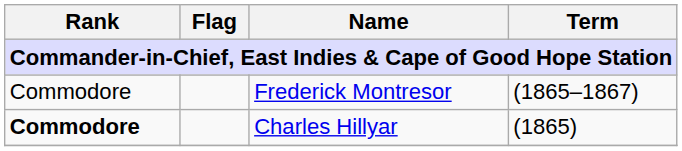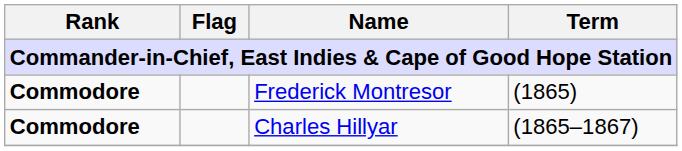(71, 92) normal -> (75, 92) bold
(576, 92) (1865–1867) -> (545, 92) (1865)
(545, 127) (1865) -> (576, 127) (1865–1867)
